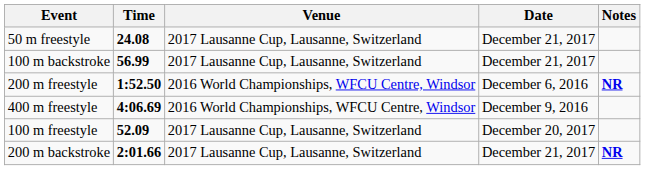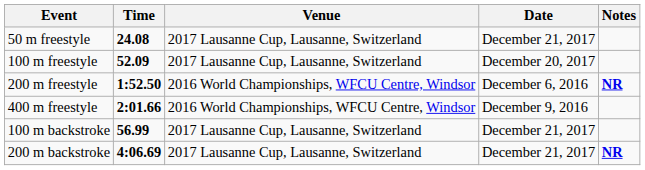rows swapped: (53, 130) <-> (59, 61)
(139, 107) 4:06.69 -> (139, 107) 2:01.66
(139, 152) 2:01.66 -> (139, 152) 4:06.69
